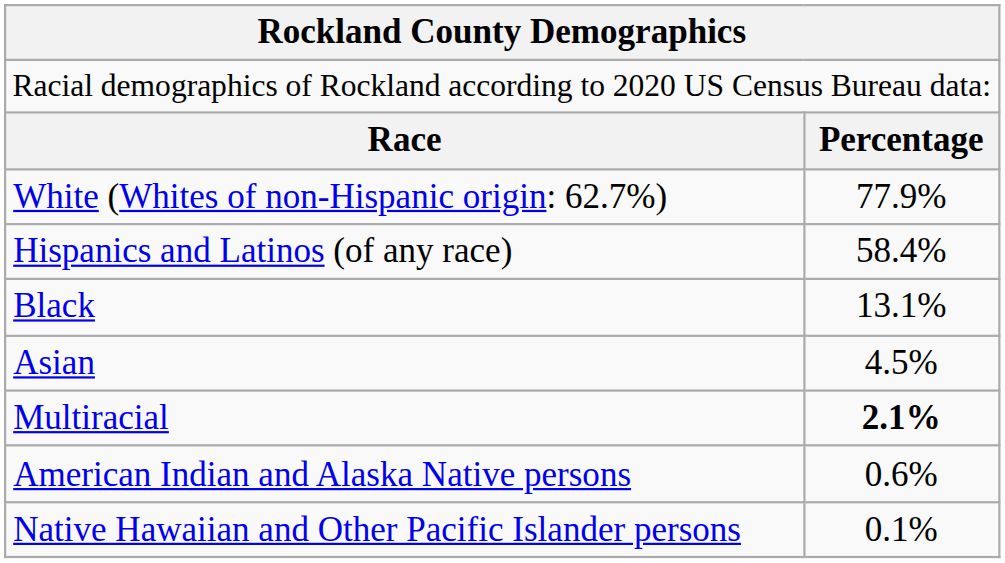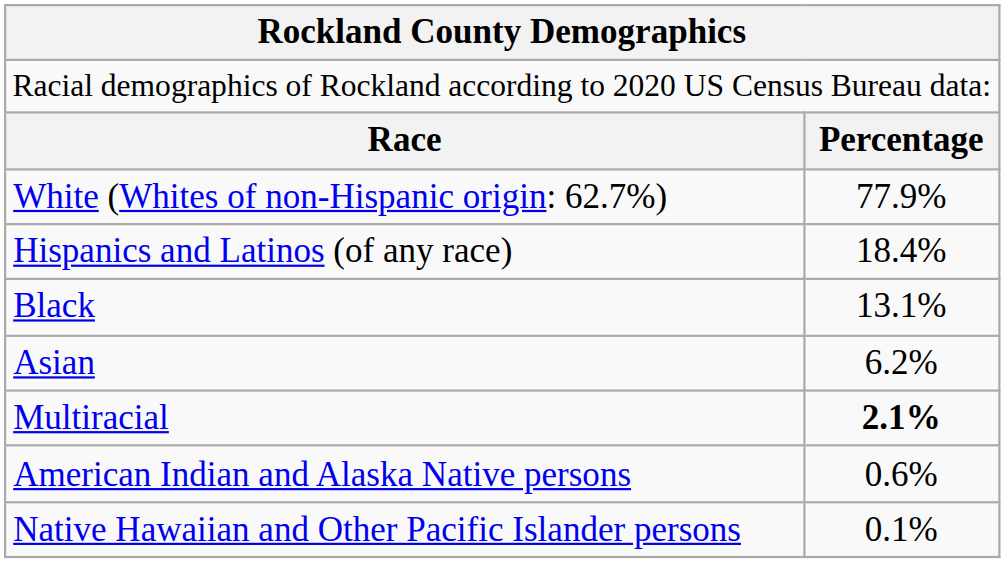(901, 251) 58.4% -> (901, 251) 18.4%
(901, 362) 4.5% -> (901, 362) 6.2%
